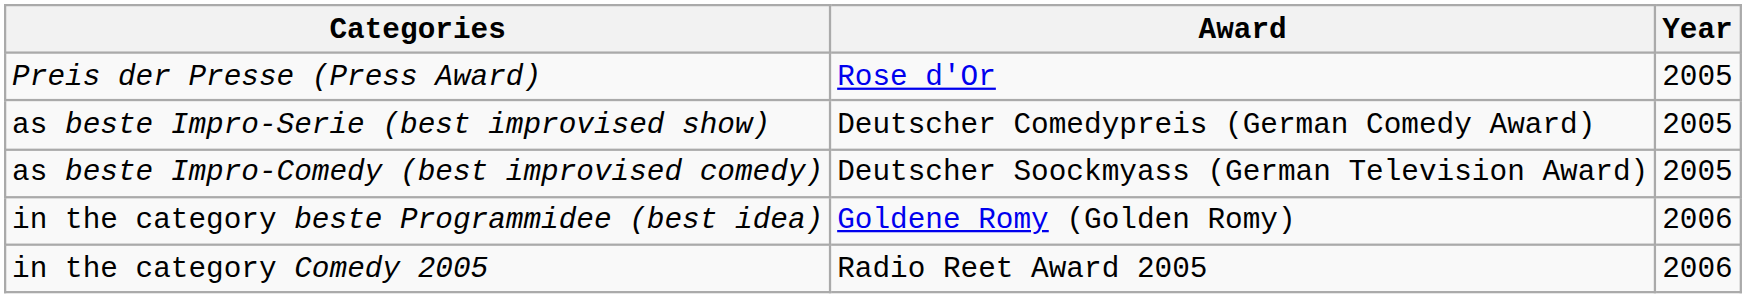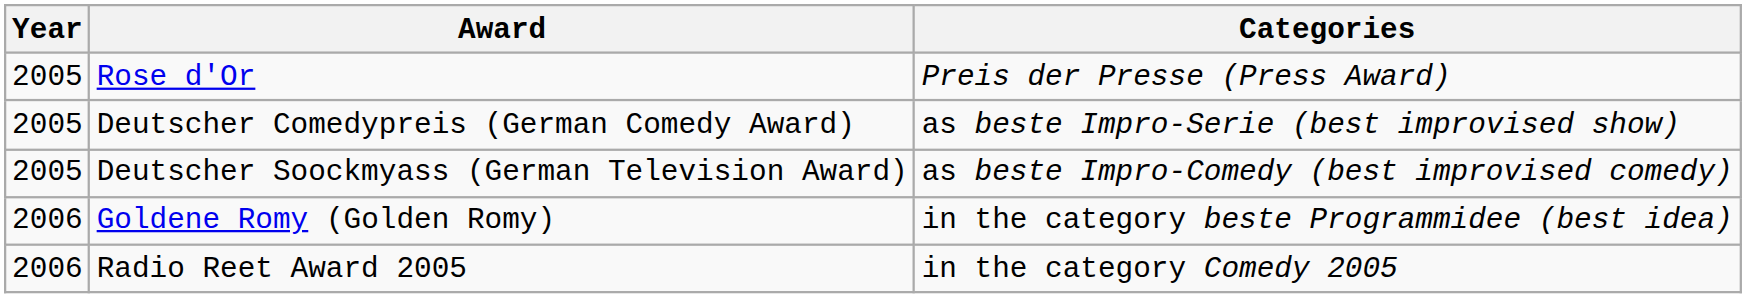columns swapped: (1697, 29) <-> (418, 29)
